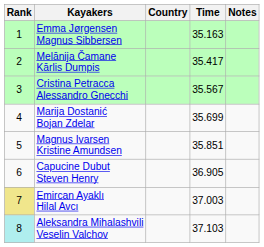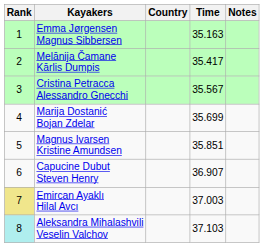(208, 173) 36.905 -> (208, 173) 36.907
